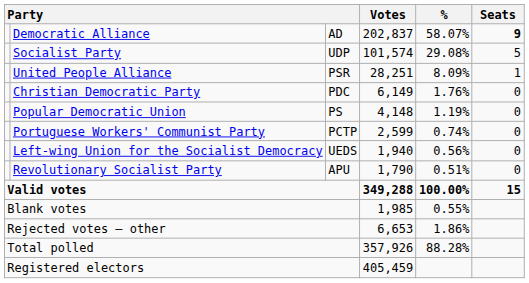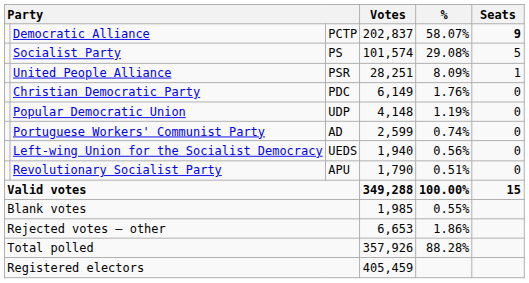(336, 34) AD -> (343, 34) PCTP
(339, 53) UDP -> (336, 53) PS
(336, 112) PS -> (339, 112) UDP
(343, 131) PCTP -> (336, 131) AD
